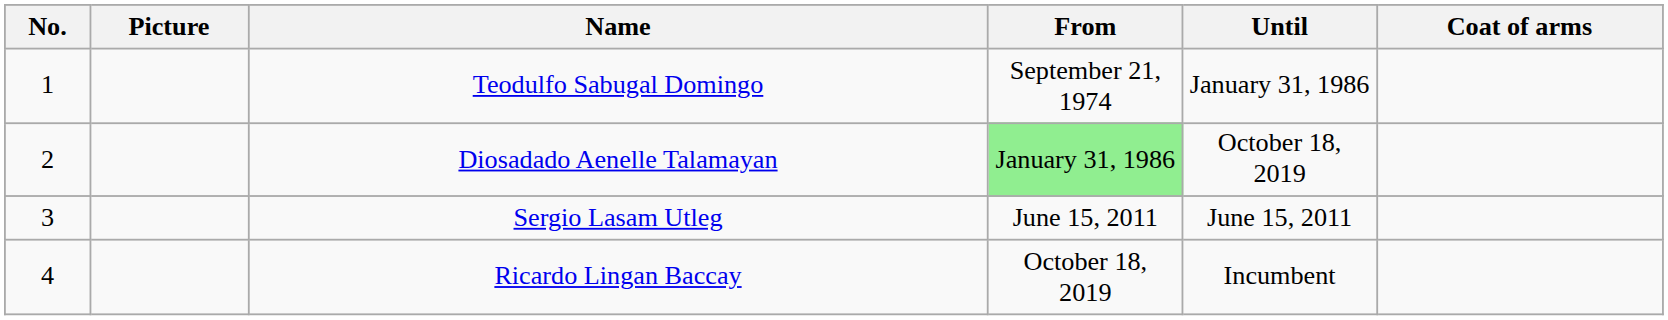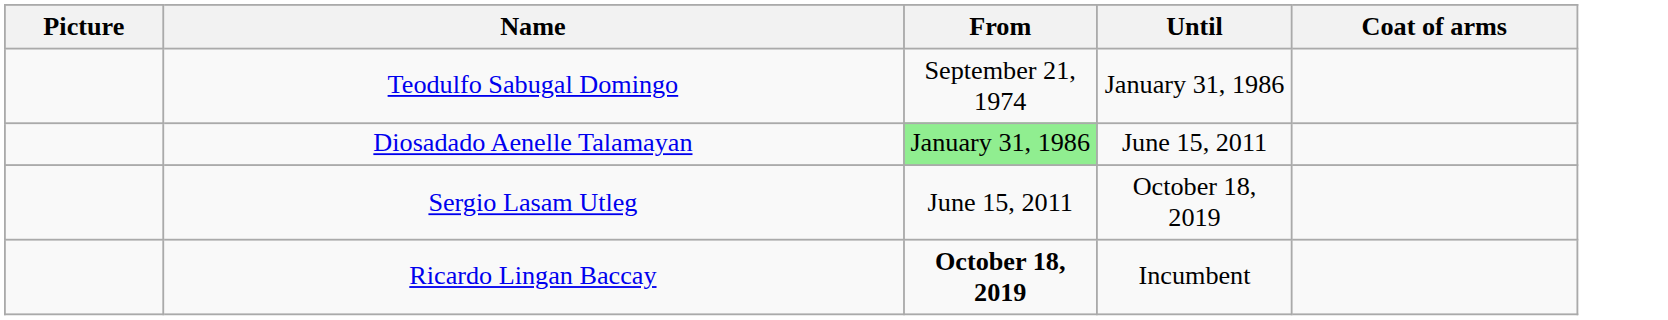- column: (47, 26)
(1280, 159) October 18, 2019 -> (1195, 143) June 15, 2011
(1280, 218) June 15, 2011 -> (1195, 202) October 18, 2019
(1085, 276) normal -> (1000, 276) bold
